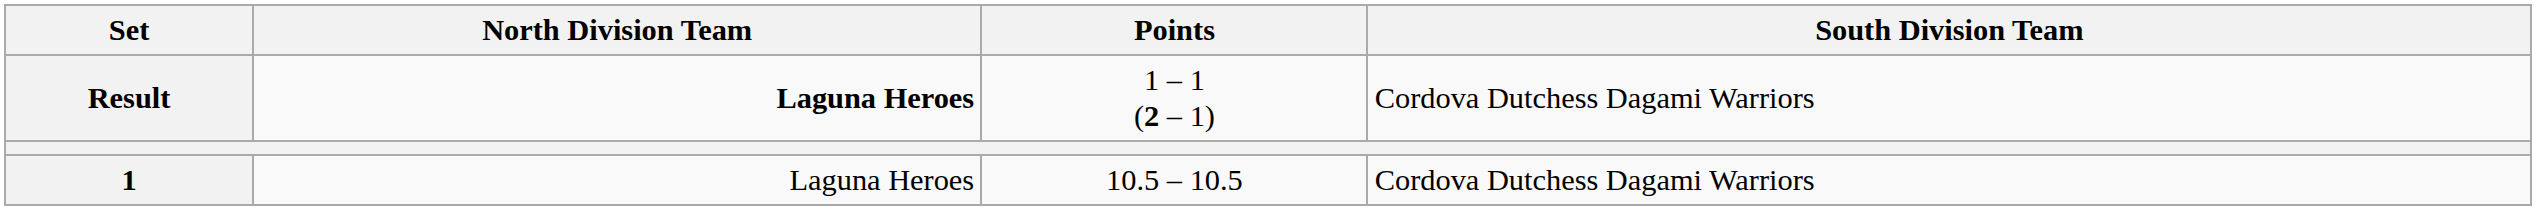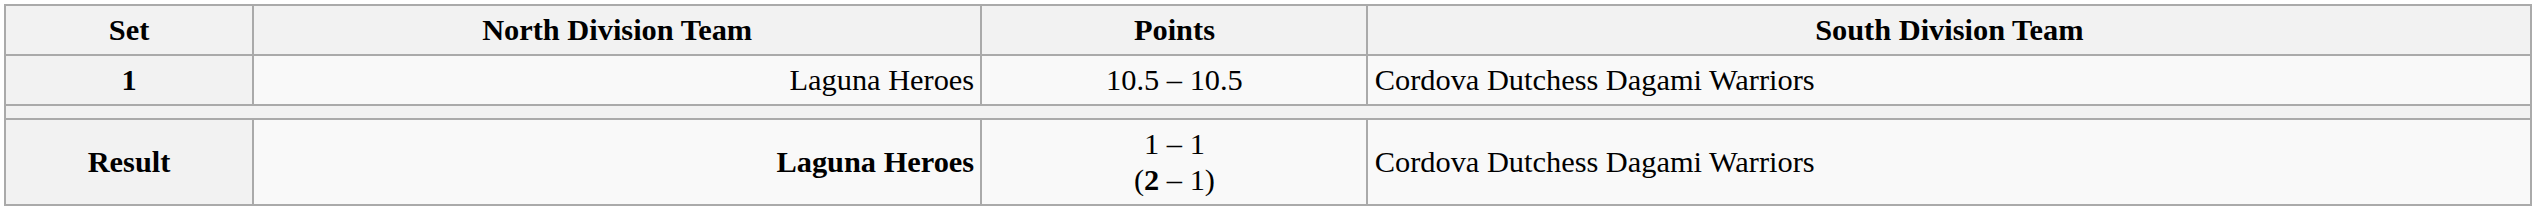rows swapped: (129, 180) <-> (129, 97)
